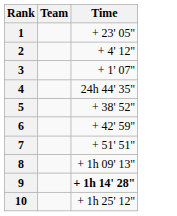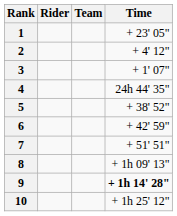+ column: (55, 13)
